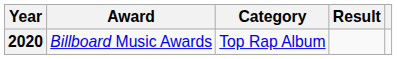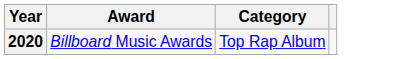- column: (357, 16)
